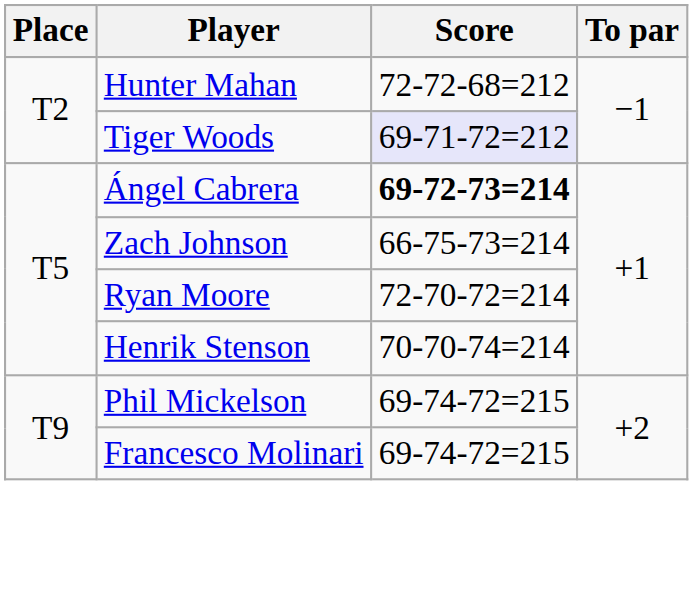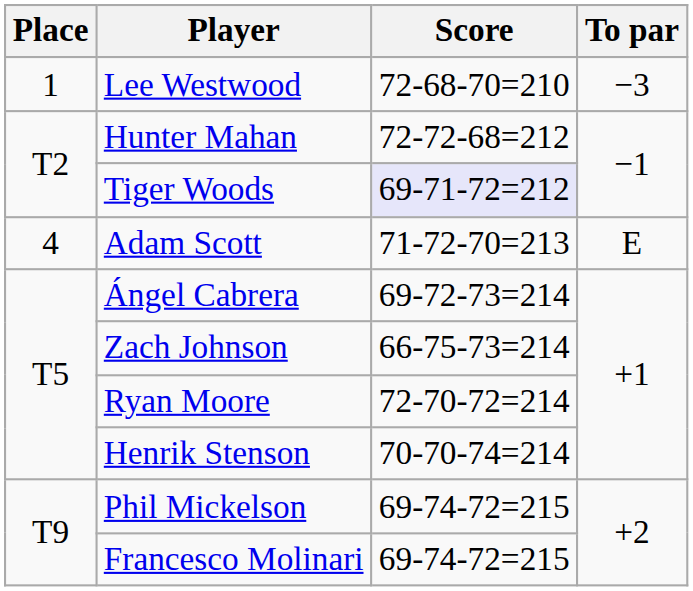+ row: (202, 83)
+ row: (183, 242)
(474, 189) bold -> (474, 294) normal
